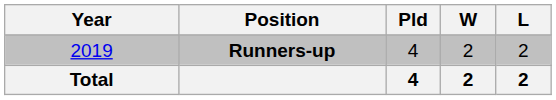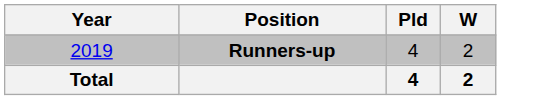- column: (523, 20)
